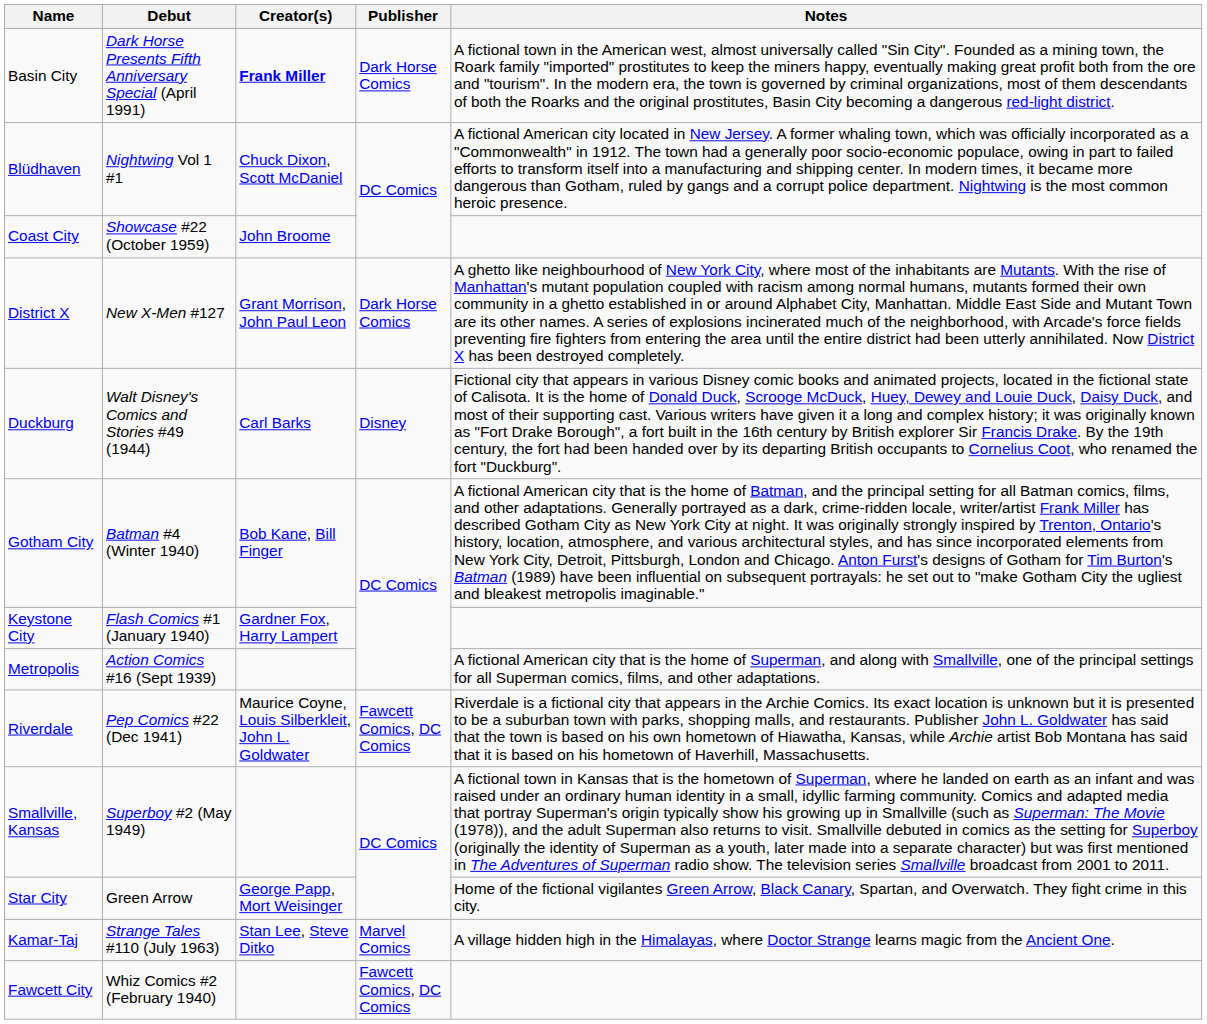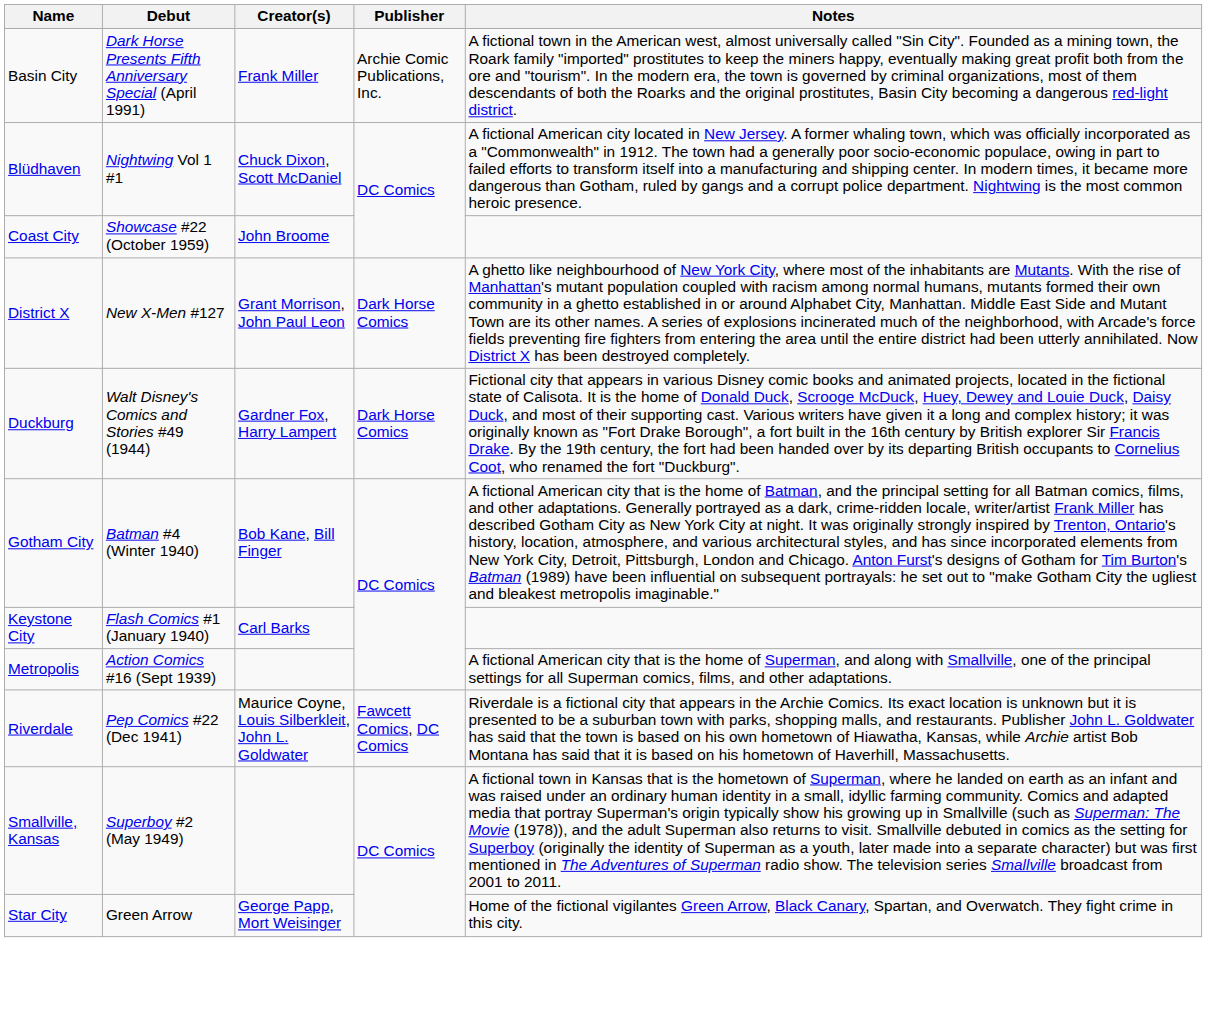(282, 75) bold -> (278, 75) normal
(398, 75) Dark Horse Comics -> (403, 75) Archie Comic Publications, Inc.
(275, 423) Carl Barks -> (287, 423) Gardner Fox, Harry Lampert
(383, 423) Disney -> (396, 423) Dark Horse Comics
(288, 627) Gardner Fox, Harry Lampert -> (274, 627) Carl Barks
- row: (43, 939)
- row: (50, 989)
